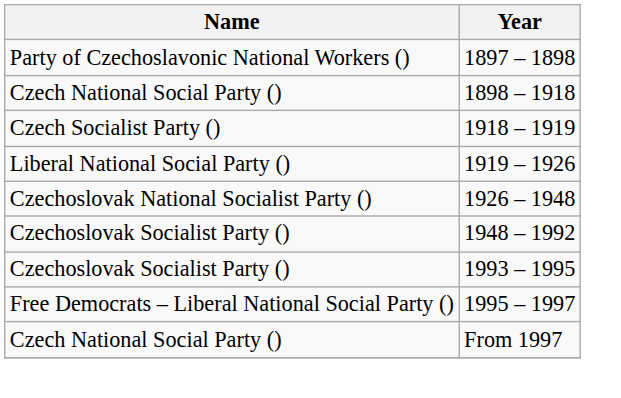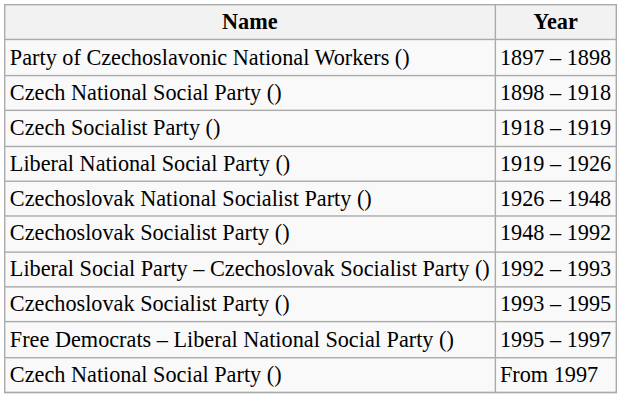+ row: (556, 269)
